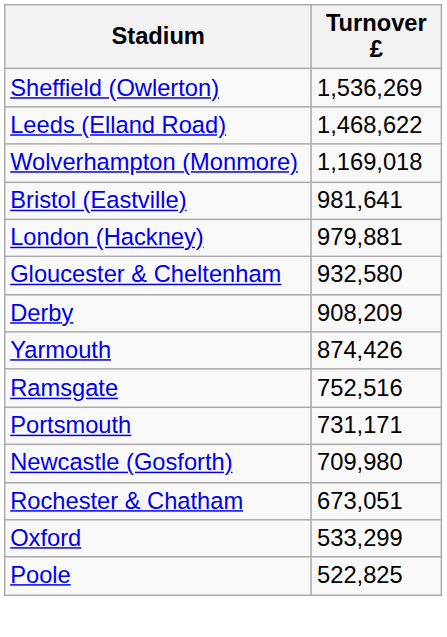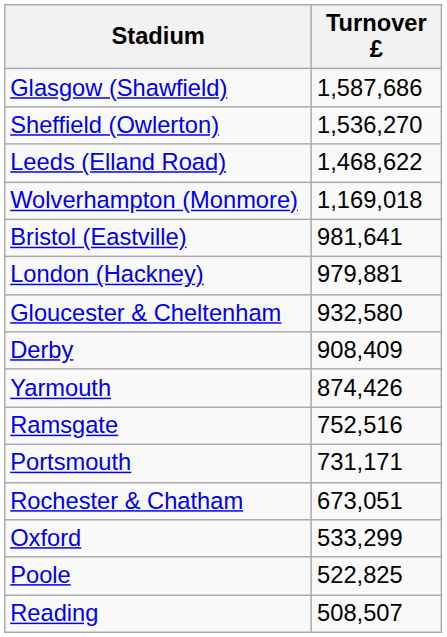+ row: (119, 87)
(370, 87) 1,536,269 -> (370, 125) 1,536,270
(360, 312) 908,209 -> (360, 350) 908,409
- row: (121, 463)
+ row: (54, 613)
